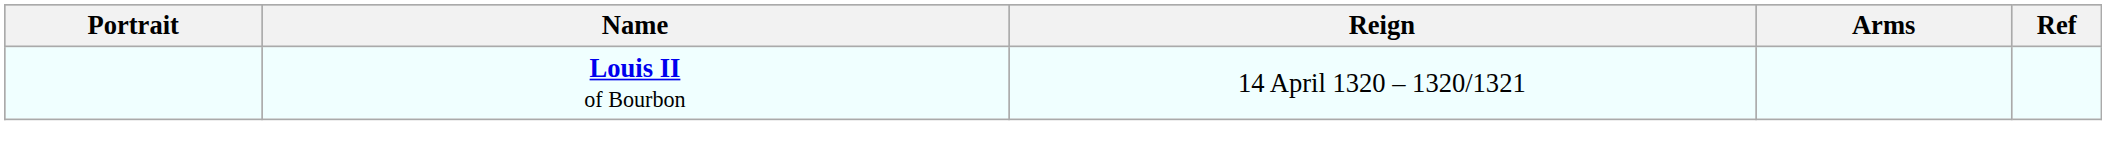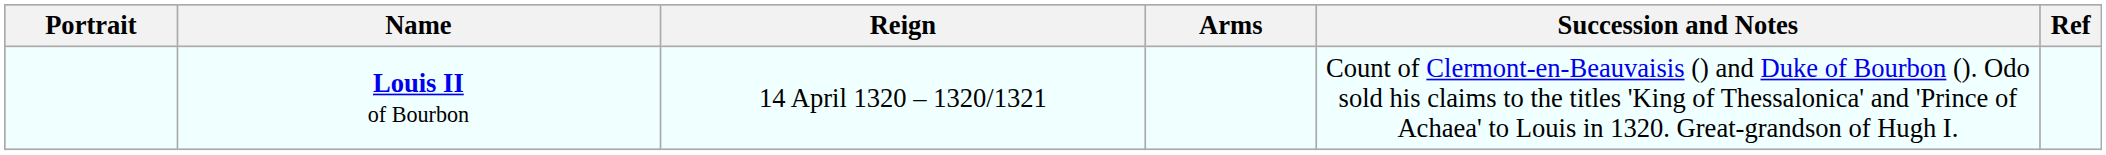+ column: (1678, 25)
